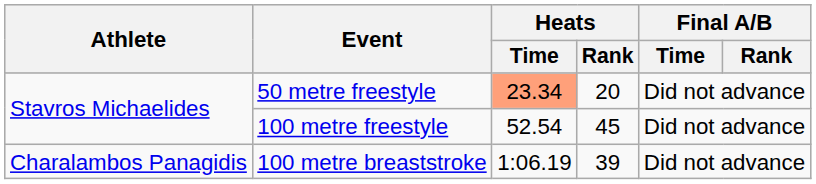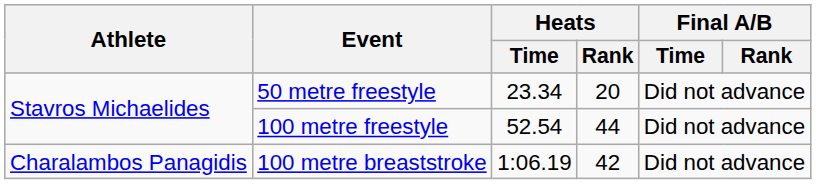(534, 91) lightsalmon background -> (534, 91) no background
(608, 127) 45 -> (608, 127) 44
(608, 162) 39 -> (608, 162) 42
